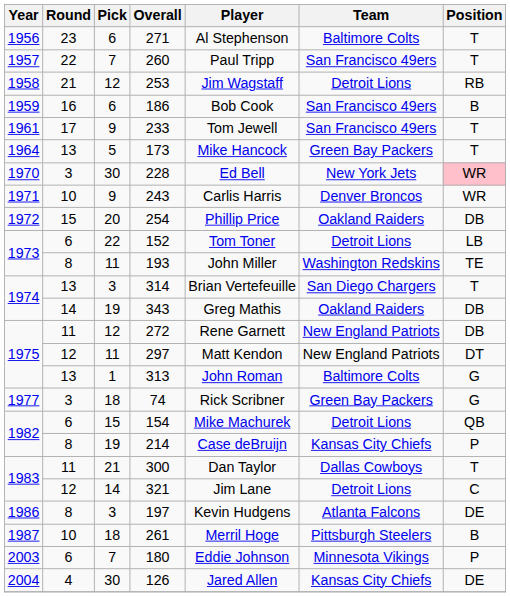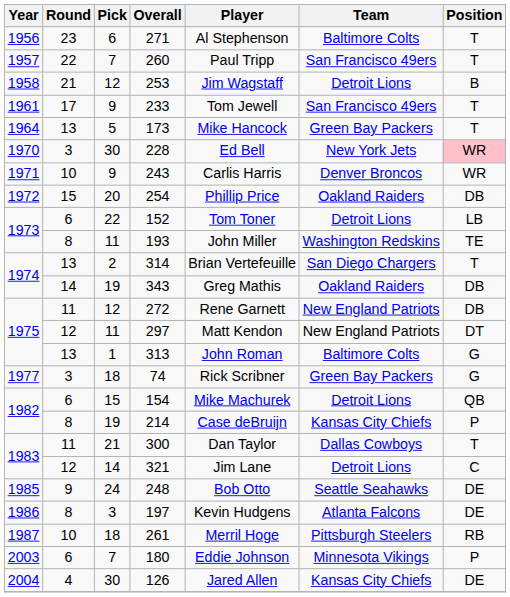(474, 83) RB -> (474, 83) B
- row: (158, 106)
(112, 286) 3 -> (112, 264) 2
+ row: (158, 490)
(474, 535) B -> (474, 535) RB
